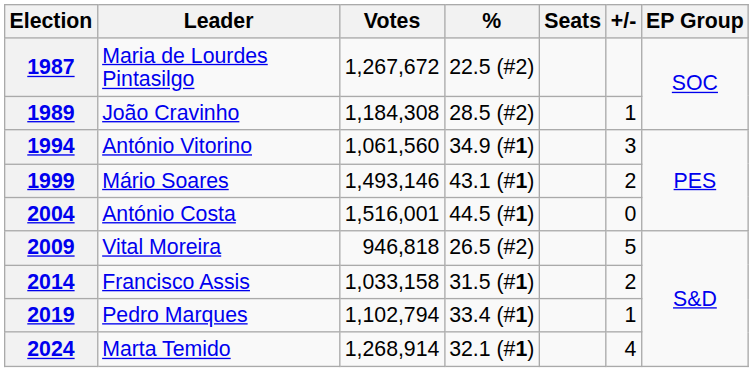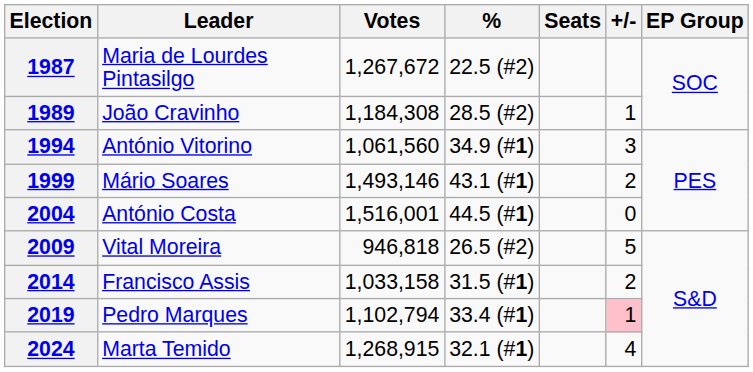(630, 315) no background -> (630, 315) pink background
(392, 349) 1,268,914 -> (392, 349) 1,268,915
